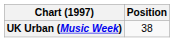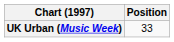(147, 28) 38 -> (147, 28) 33
